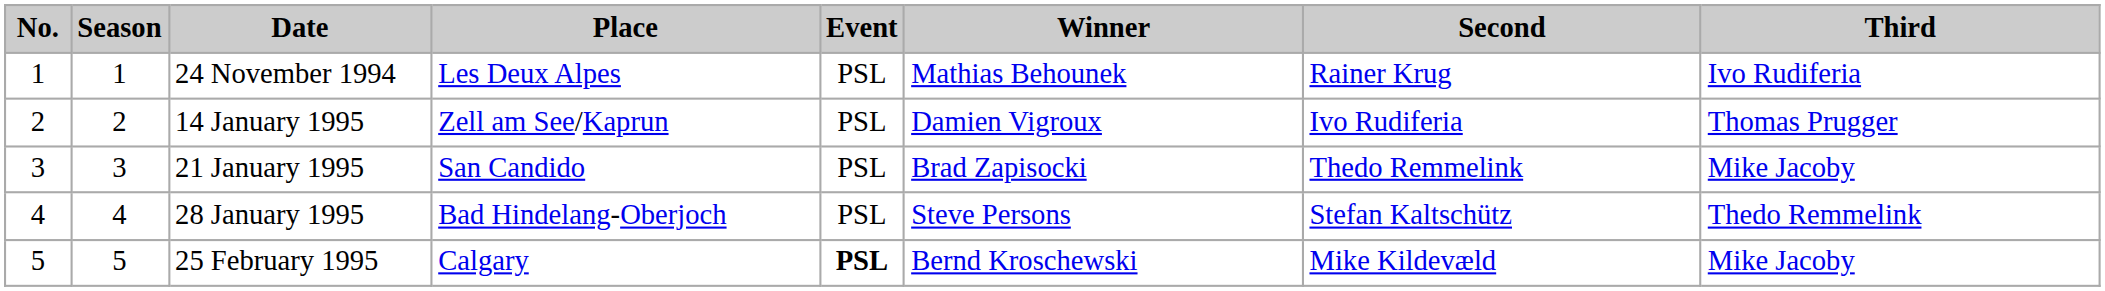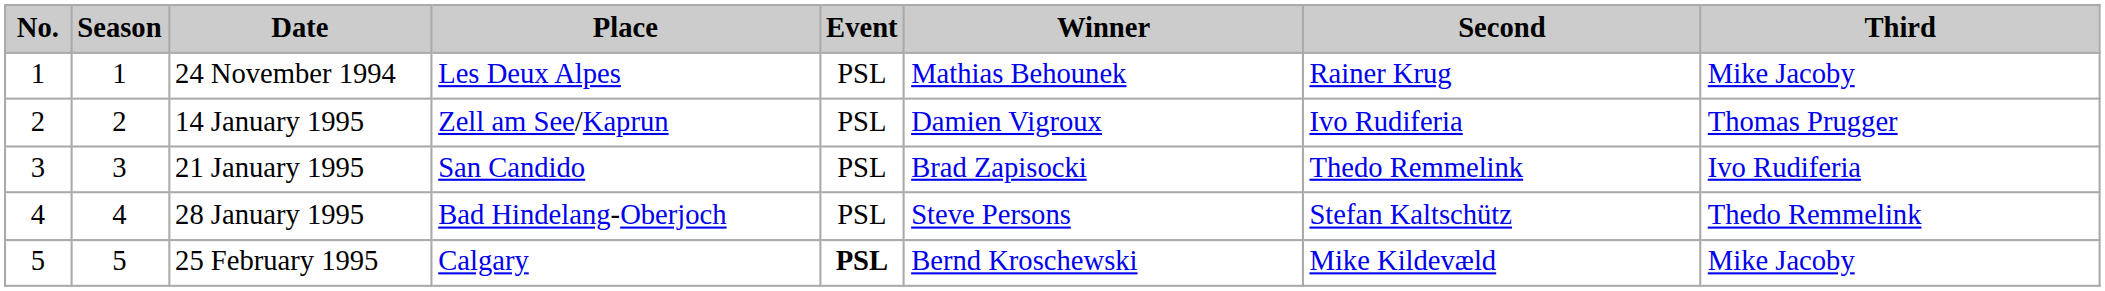(1784, 74) Ivo Rudiferia -> (1781, 74) Mike Jacoby
(1781, 168) Mike Jacoby -> (1784, 168) Ivo Rudiferia
